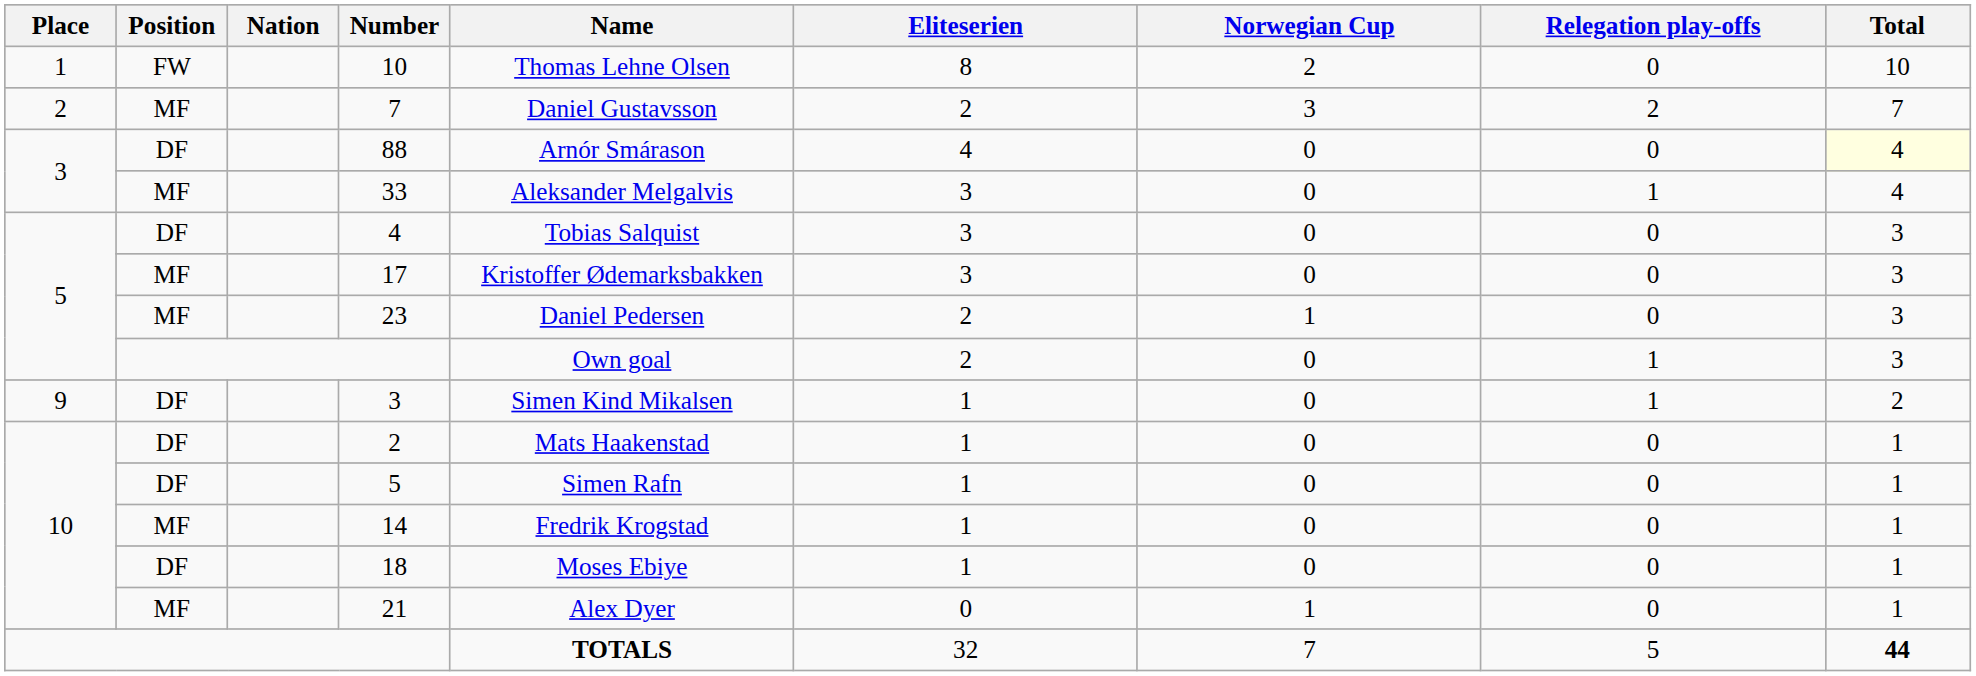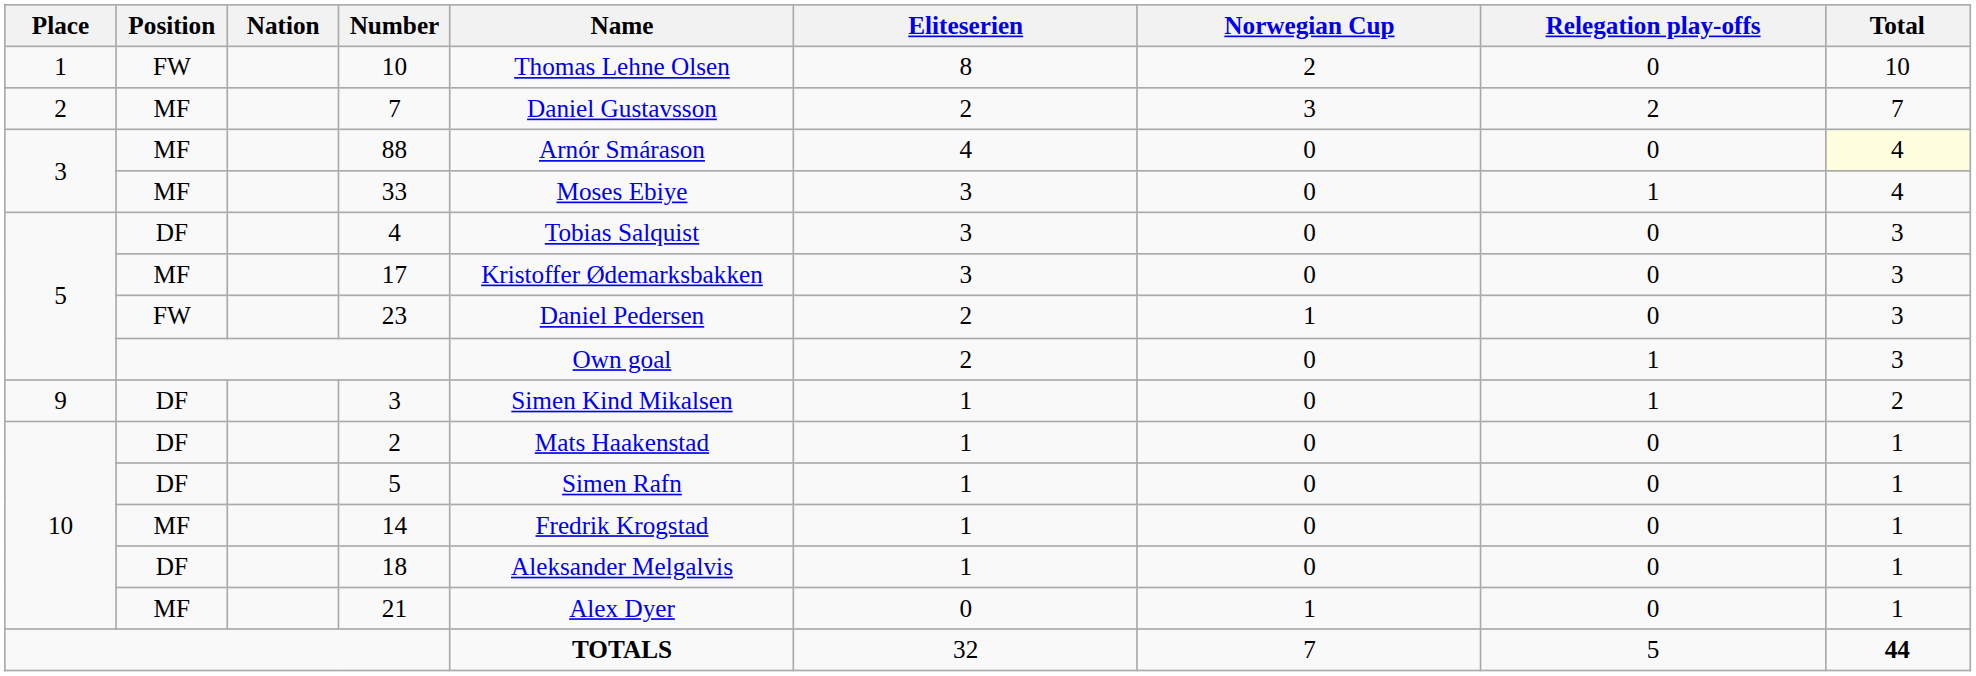(172, 150) DF -> (172, 150) MF
(622, 191) Aleksander Melgalvis -> (622, 191) Moses Ebiye
(172, 316) MF -> (172, 316) FW
(622, 566) Moses Ebiye -> (622, 566) Aleksander Melgalvis
